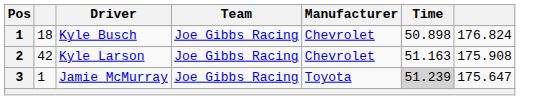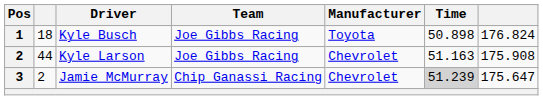(340, 36) Chevrolet -> (352, 36) Toyota
(45, 57) 42 -> (45, 57) 44
(41, 78) 1 -> (41, 78) 2
(236, 78) Joe Gibbs Racing -> (248, 78) Chip Ganassi Racing
(328, 78) Toyota -> (363, 78) Chevrolet
